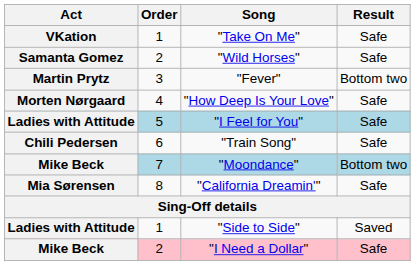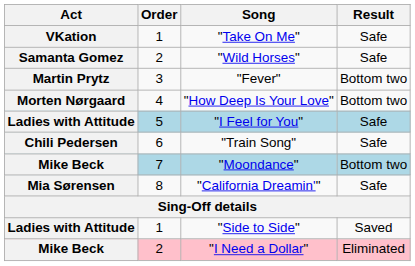(374, 100) Safe -> (374, 100) Bottom two
(374, 249) Safe -> (374, 249) Eliminated
